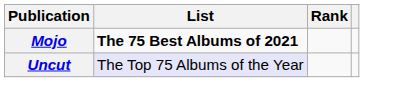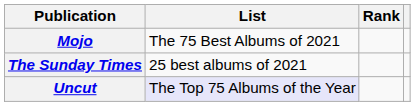(198, 40) bold -> (244, 40) normal
+ row: (75, 64)
